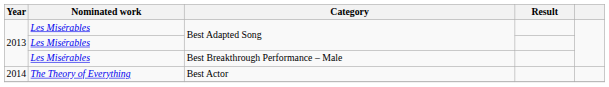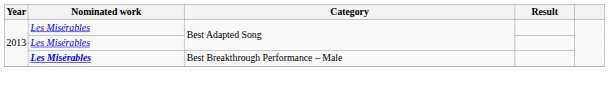(60, 58) normal -> (61, 58) bold
- row: (16, 74)
